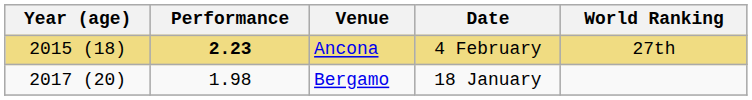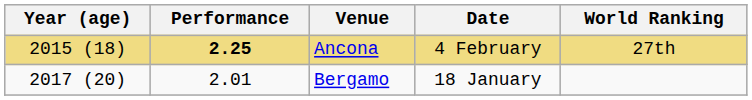(230, 50) 2.23 -> (230, 50) 2.25
(230, 80) 1.98 -> (230, 80) 2.01
